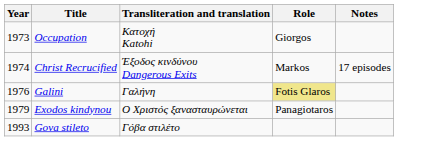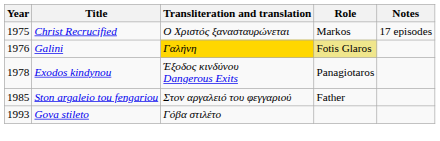- row: (61, 37)
(18, 67) 1974 -> (18, 31) 1975
(160, 67) Έξοδος κινδύνου Dangerous Exits -> (226, 31) Ο Χριστός ξανασταυρώνεται
(139, 91) no background -> (180, 48) gold background
(18, 109) 1979 -> (18, 72) 1978
(185, 109) Ο Χριστός ξανασταυρώνεται -> (201, 72) Έξοδος κινδύνου Dangerous Exits
+ row: (96, 97)
